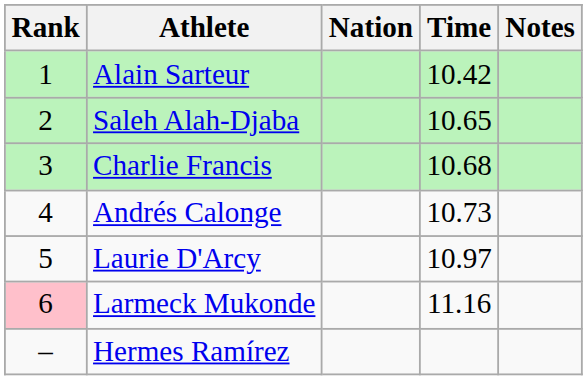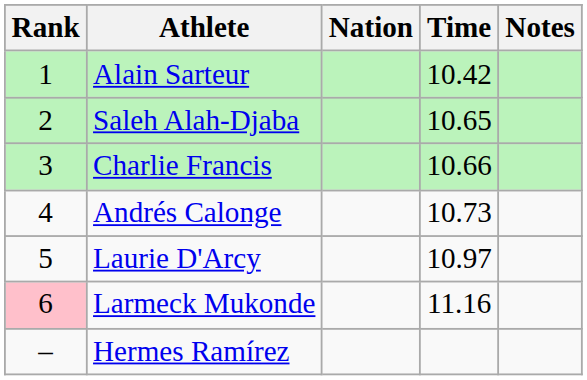(459, 166) 10.68 -> (459, 166) 10.66
